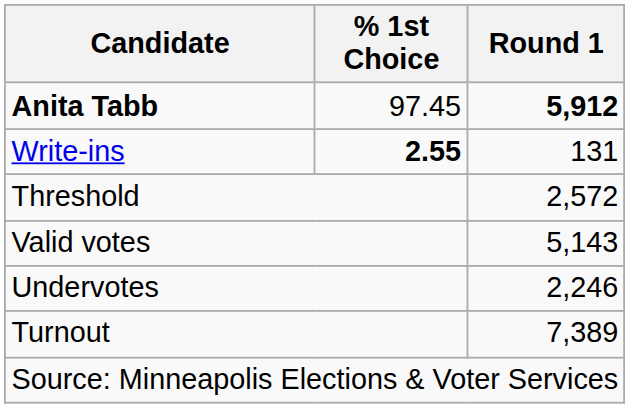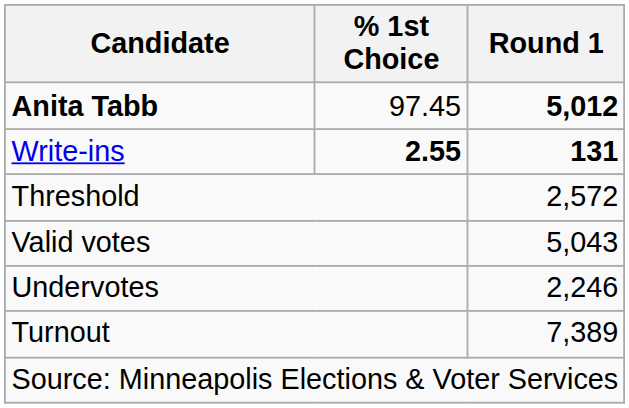(582, 105) 5,912 -> (582, 105) 5,012
(594, 151) normal -> (594, 151) bold
(582, 242) 5,143 -> (582, 242) 5,043
